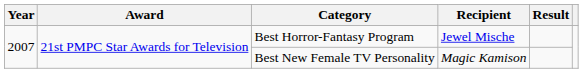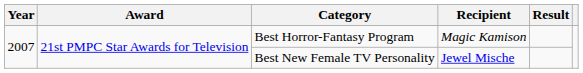(478, 36) Jewel Mische -> (484, 36) Magic Kamison
(484, 57) Magic Kamison -> (478, 57) Jewel Mische
